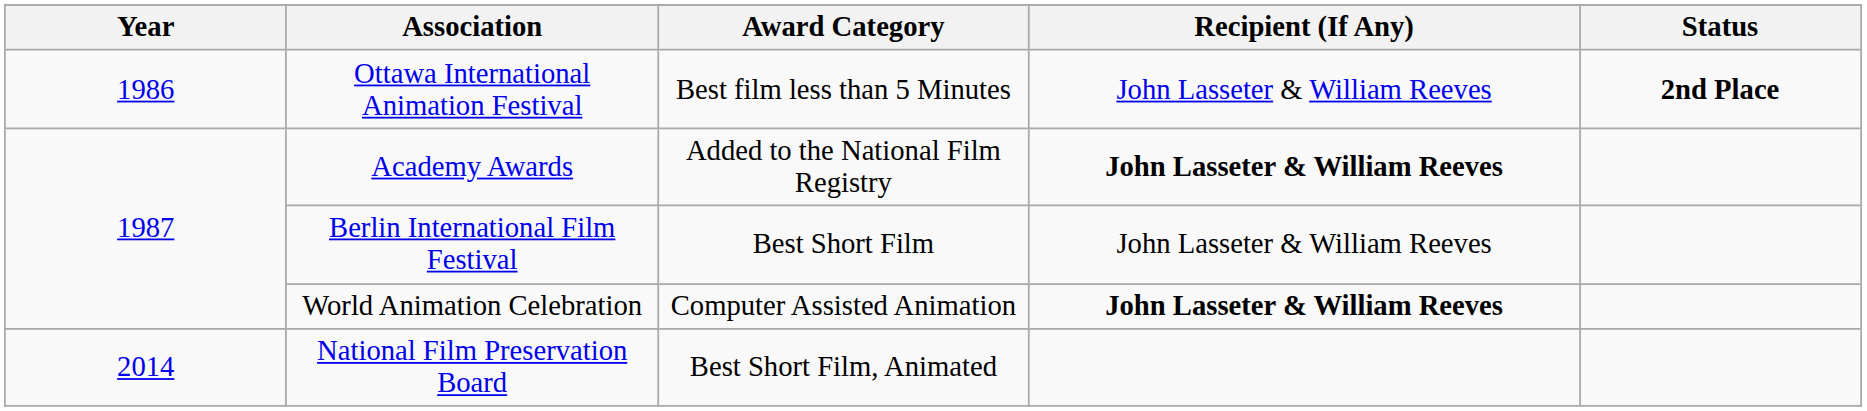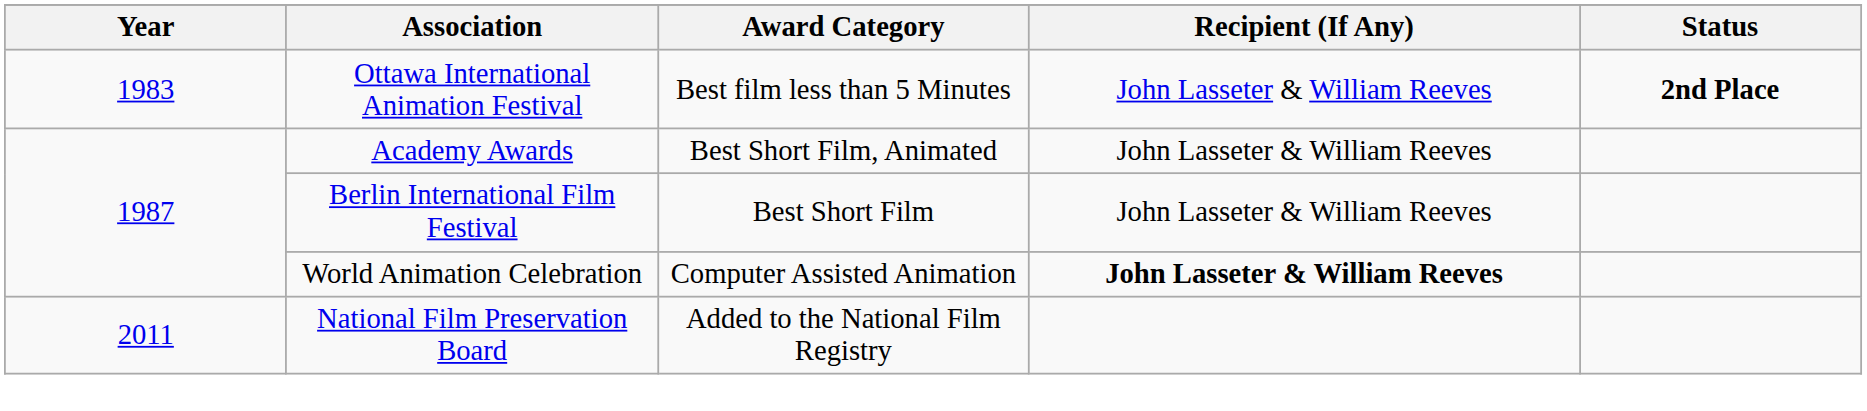(146, 88) 1986 -> (146, 88) 1983
(843, 166) Added to the National Film Registry -> (843, 150) Best Short Film, Animated
(1304, 166) bold -> (1304, 150) normal
(146, 367) 2014 -> (146, 334) 2011
(843, 367) Best Short Film, Animated -> (843, 334) Added to the National Film Registry
